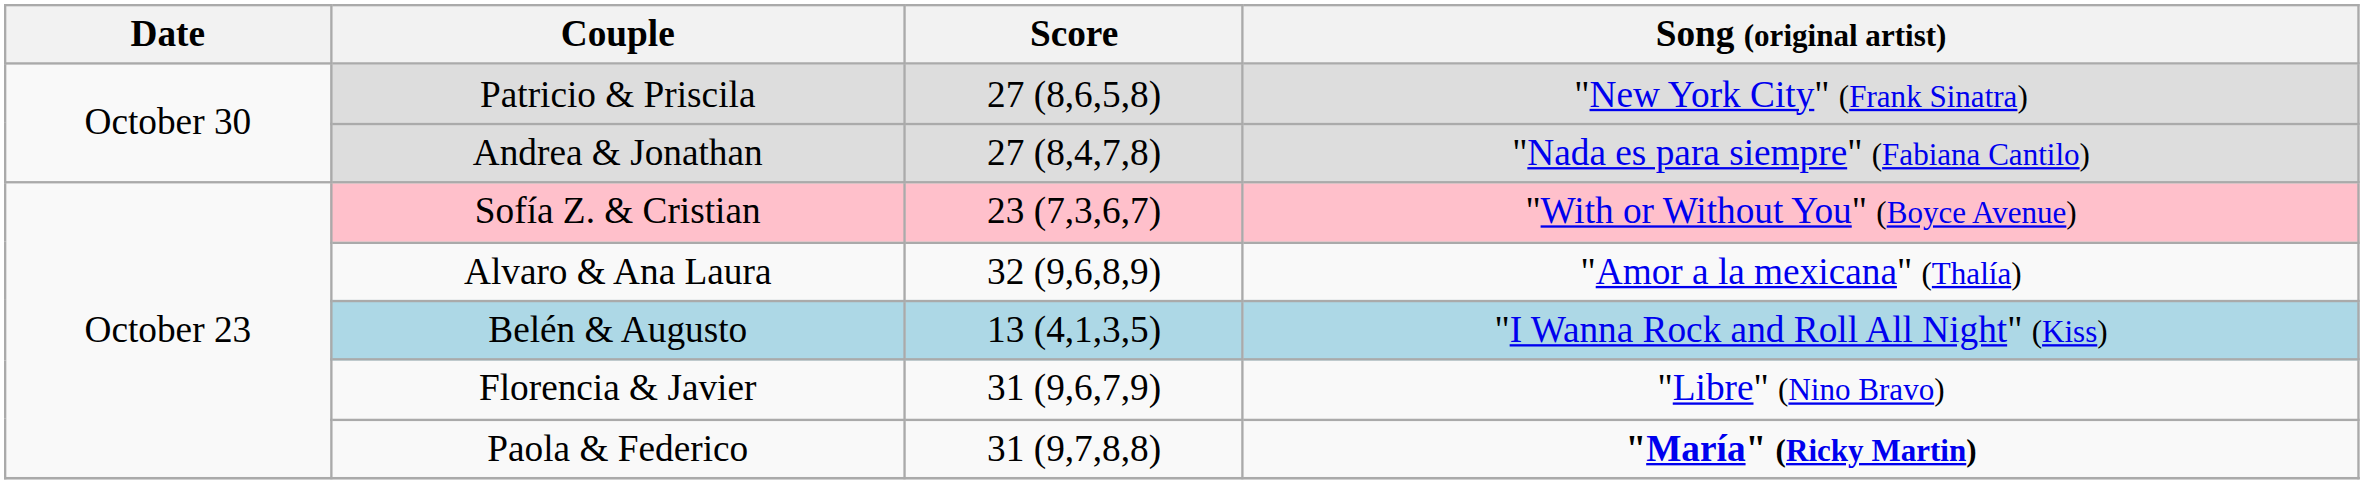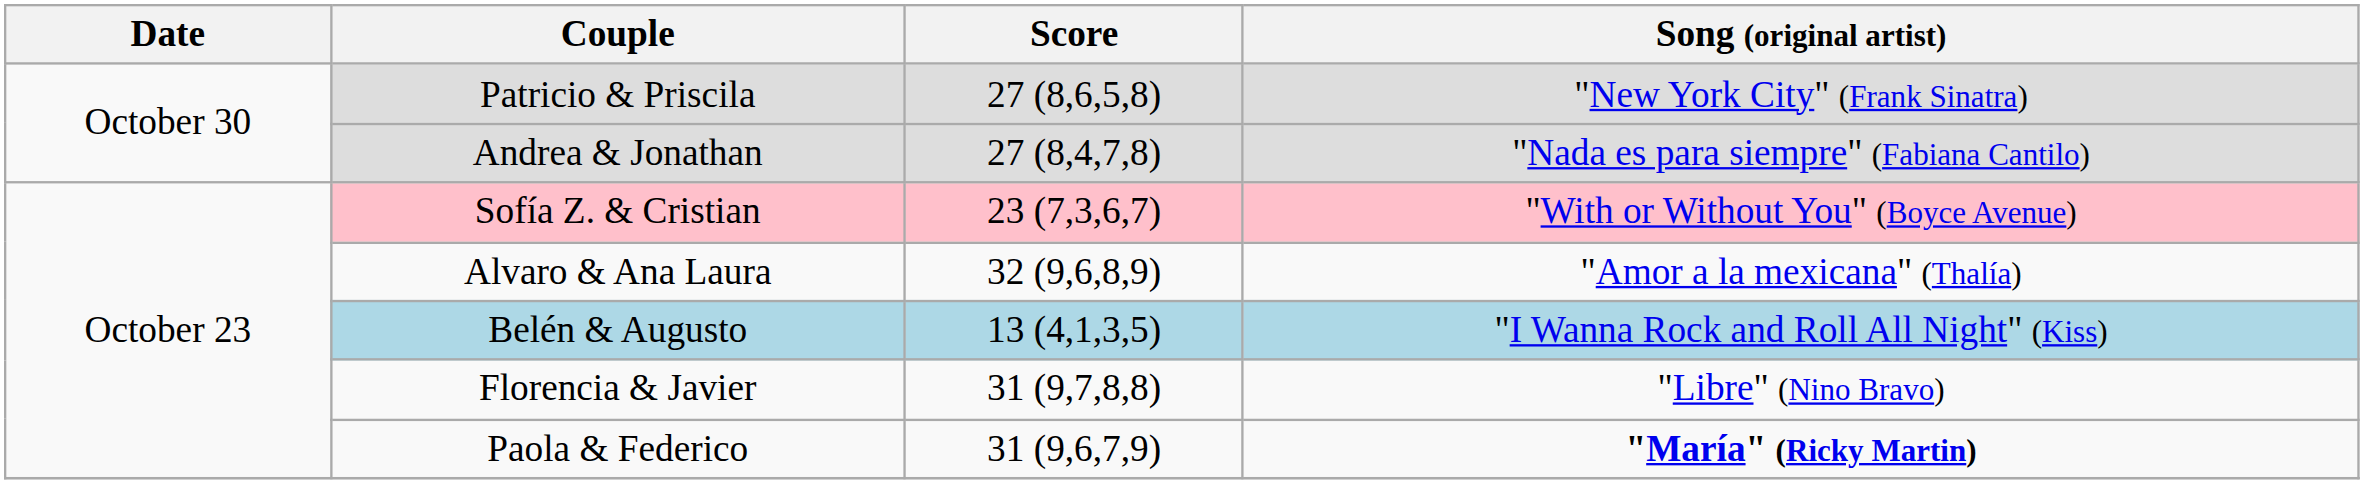(1074, 388) 31 (9,6,7,9) -> (1074, 388) 31 (9,7,8,8)
(1074, 447) 31 (9,7,8,8) -> (1074, 447) 31 (9,6,7,9)
